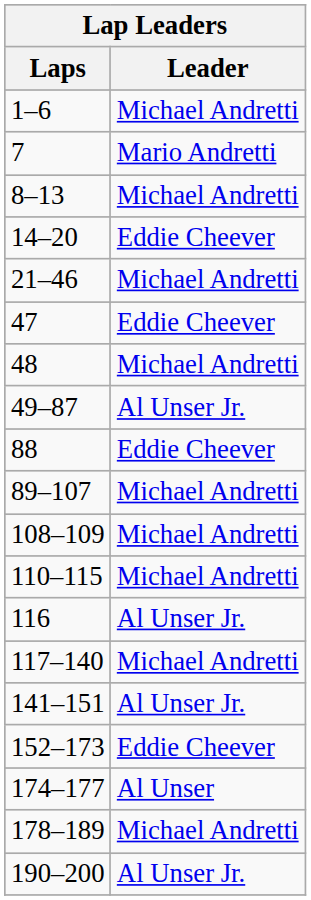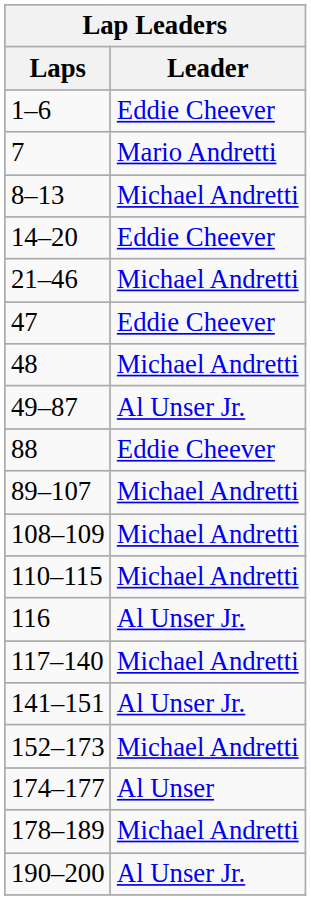(208, 110) Michael Andretti -> (196, 110) Eddie Cheever
(196, 746) Eddie Cheever -> (208, 746) Michael Andretti
